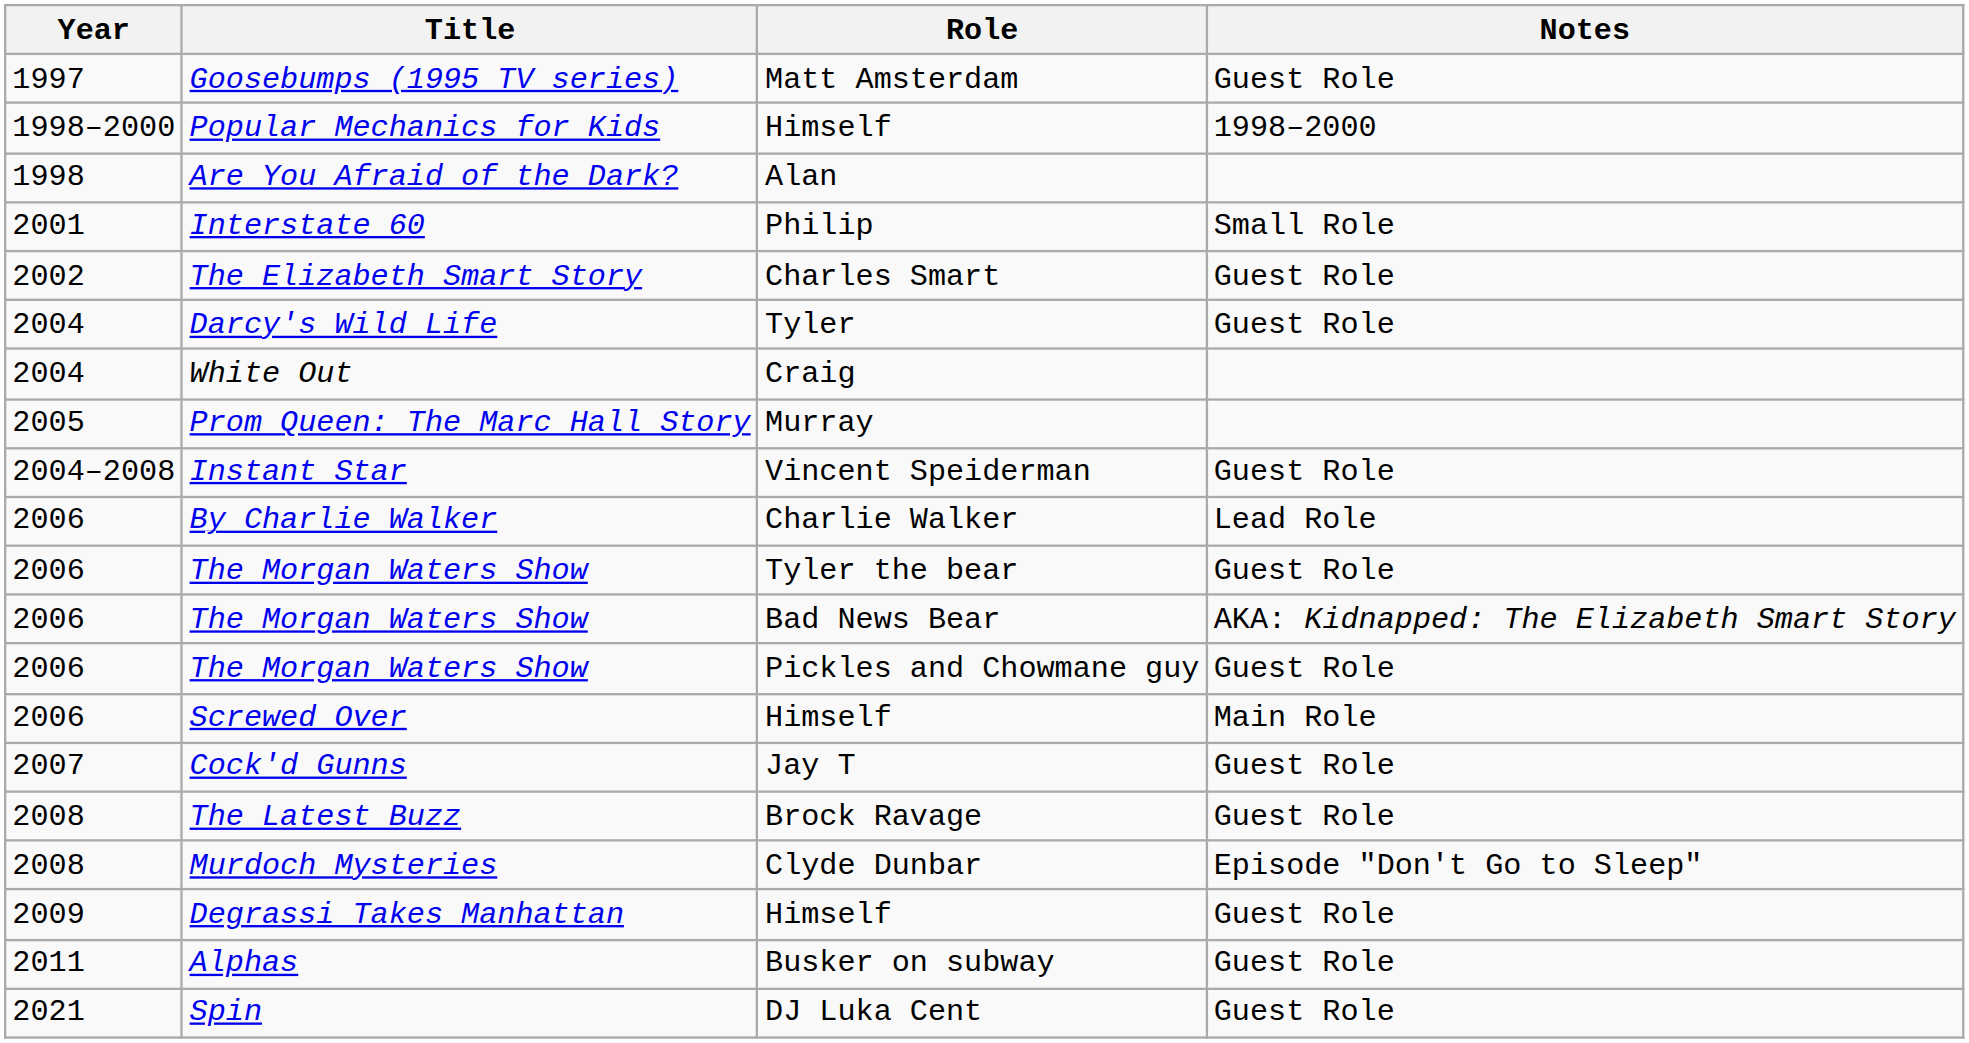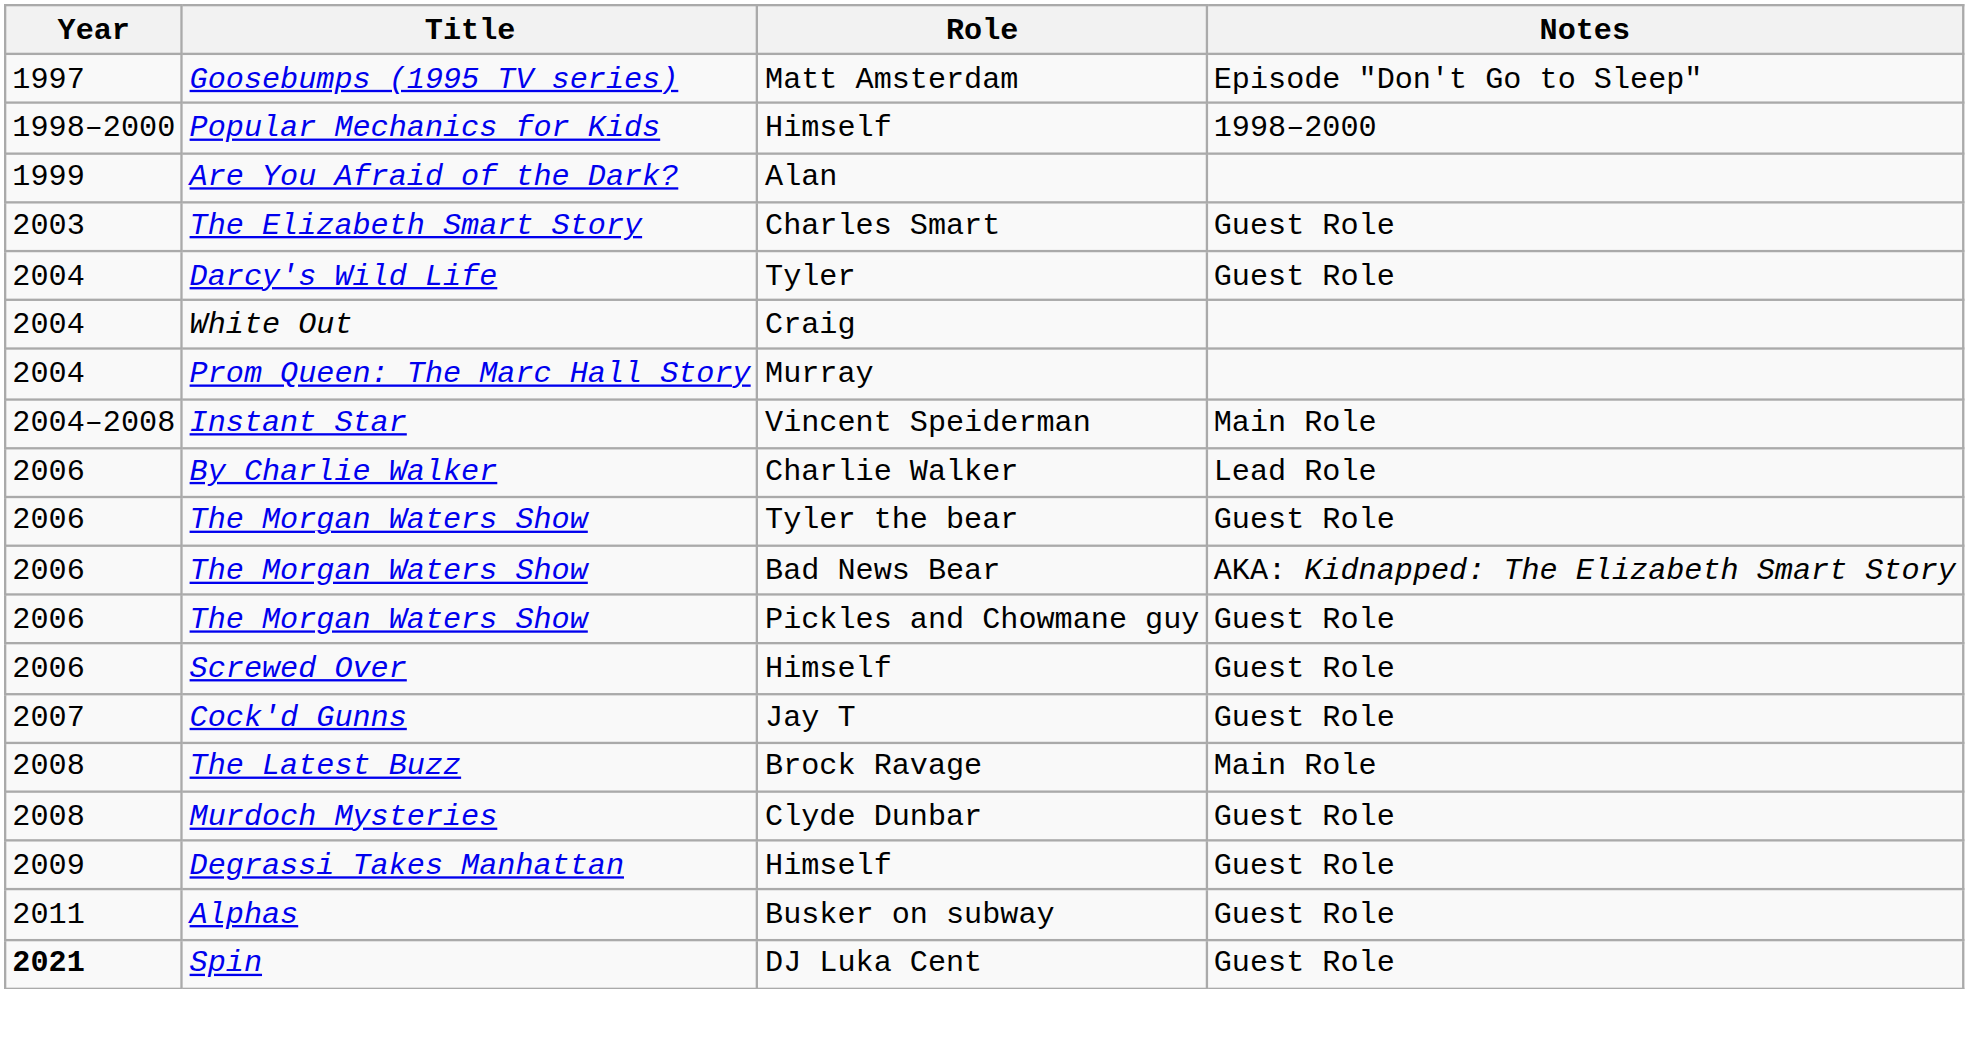(1304, 79) Guest Role -> (1458, 79) Episode "Don't Go to Sleep"
(49, 177) 1998 -> (49, 177) 1999
- row: (307, 226)
(49, 276) 2002 -> (49, 226) 2003
(49, 423) 2005 -> (49, 374) 2004
(1304, 472) Guest Role -> (1295, 423) Main Role
(1295, 718) Main Role -> (1304, 669) Guest Role
(1304, 816) Guest Role -> (1295, 767) Main Role
(1458, 865) Episode "Don't Go to Sleep" -> (1304, 816) Guest Role
(49, 1013) normal -> (49, 964) bold
